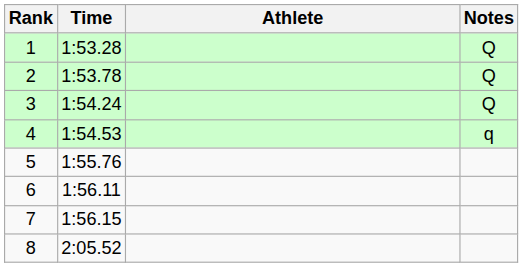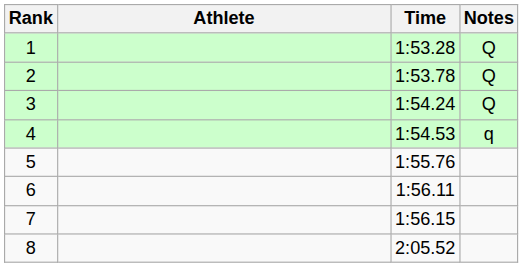columns swapped: (293, 18) <-> (91, 18)
